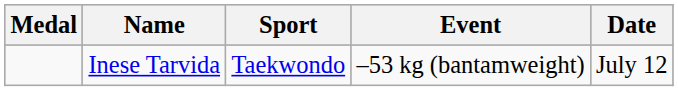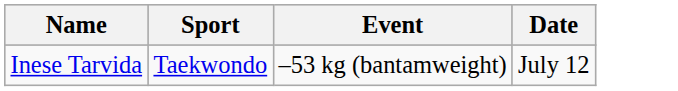- column: (44, 24)
